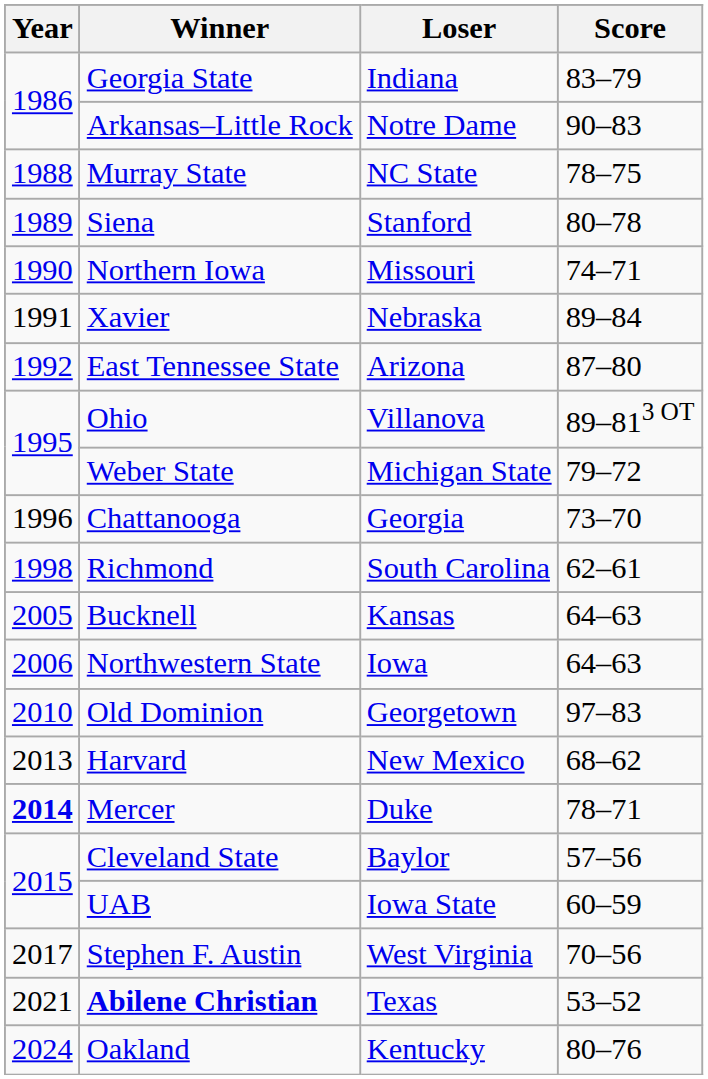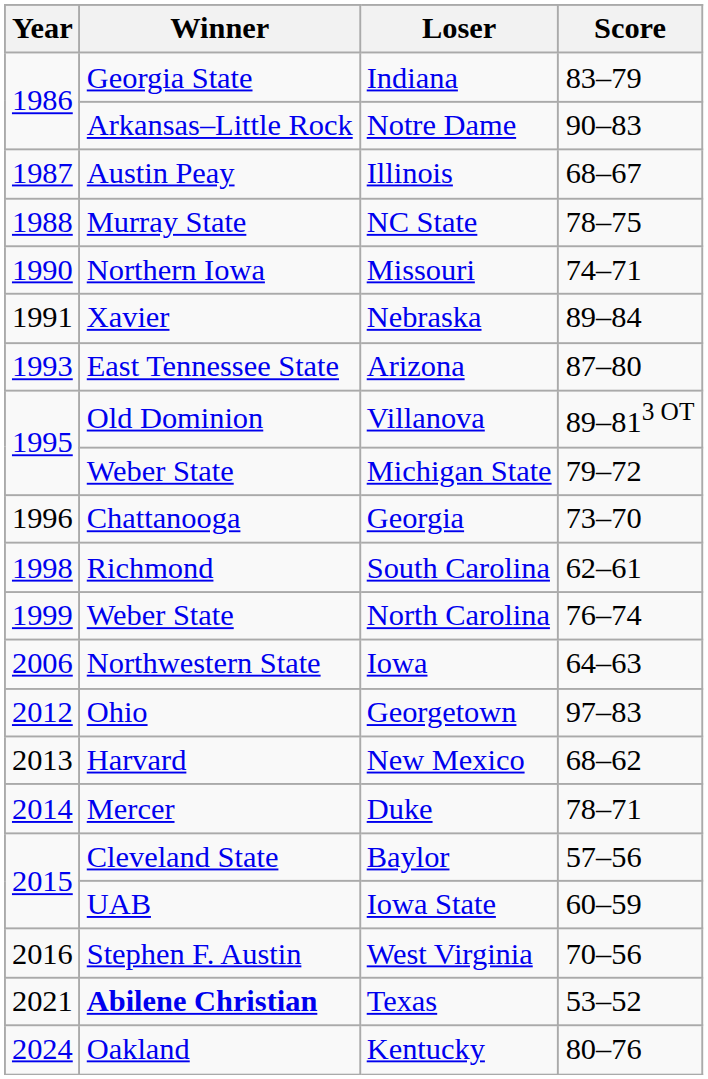+ row: (410, 173)
- row: (419, 221)
(42, 366) 1992 -> (42, 366) 1993
(117, 418) Ohio -> (175, 418) Old Dominion
+ row: (458, 615)
- row: (411, 615)
(42, 711) 2010 -> (42, 711) 2012
(175, 711) Old Dominion -> (117, 711) Ohio
(42, 808) bold -> (42, 808) normal
(42, 952) 2017 -> (42, 952) 2016
